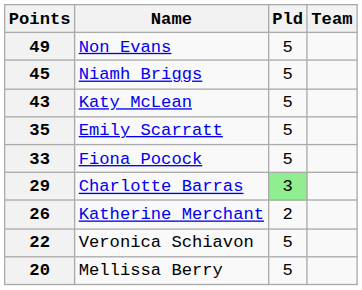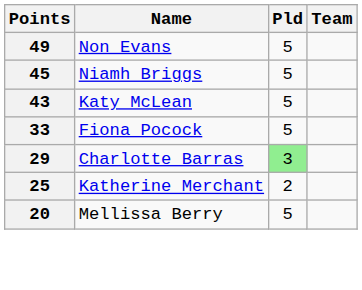- row: (151, 131)
(40, 214) 26 -> (40, 186) 25
- row: (166, 242)
